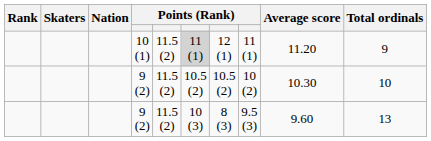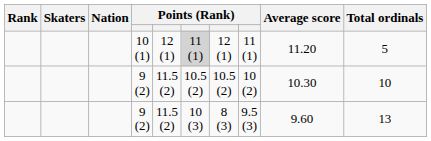(167, 48) 11.5 (2) -> (167, 48) 12 (1)
(385, 48) 9 -> (385, 48) 5
